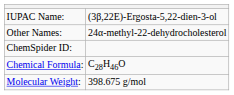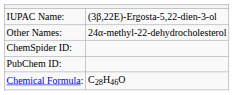+ row: (34, 64)
- row: (44, 82)
